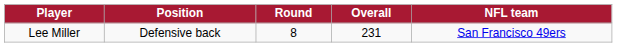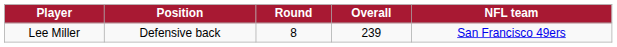(371, 32) 231 -> (371, 32) 239
